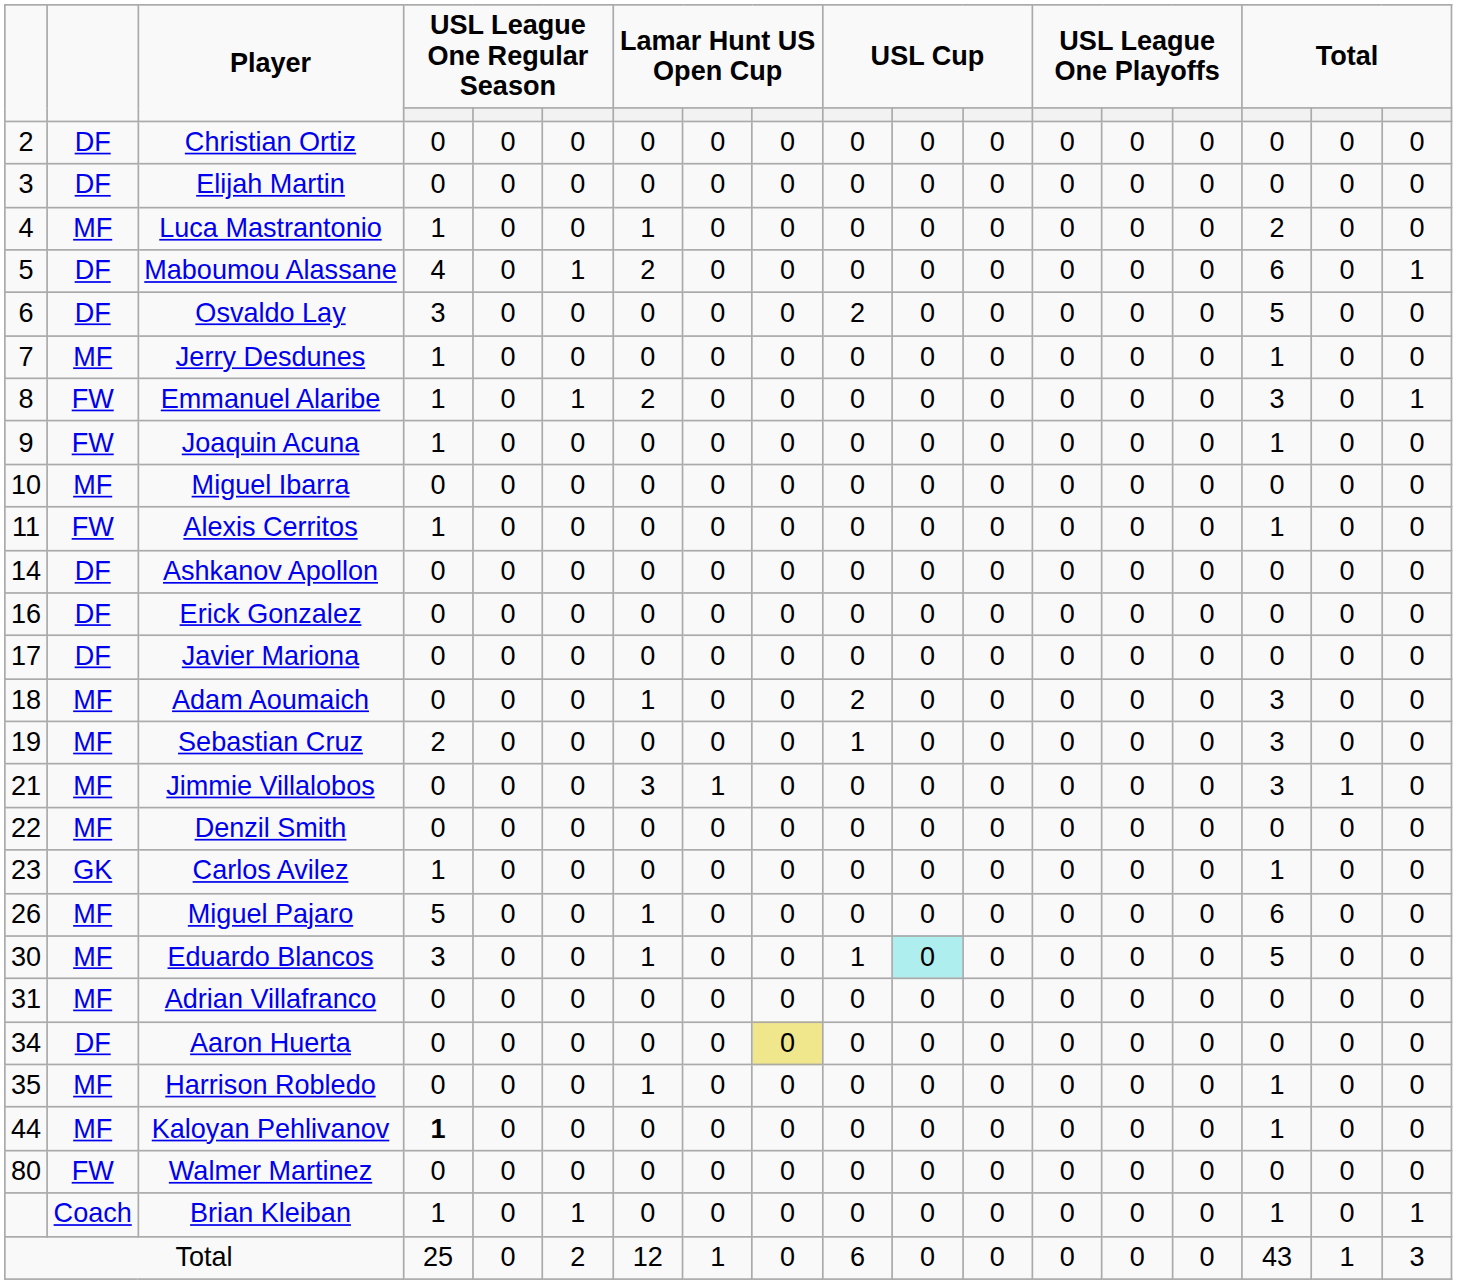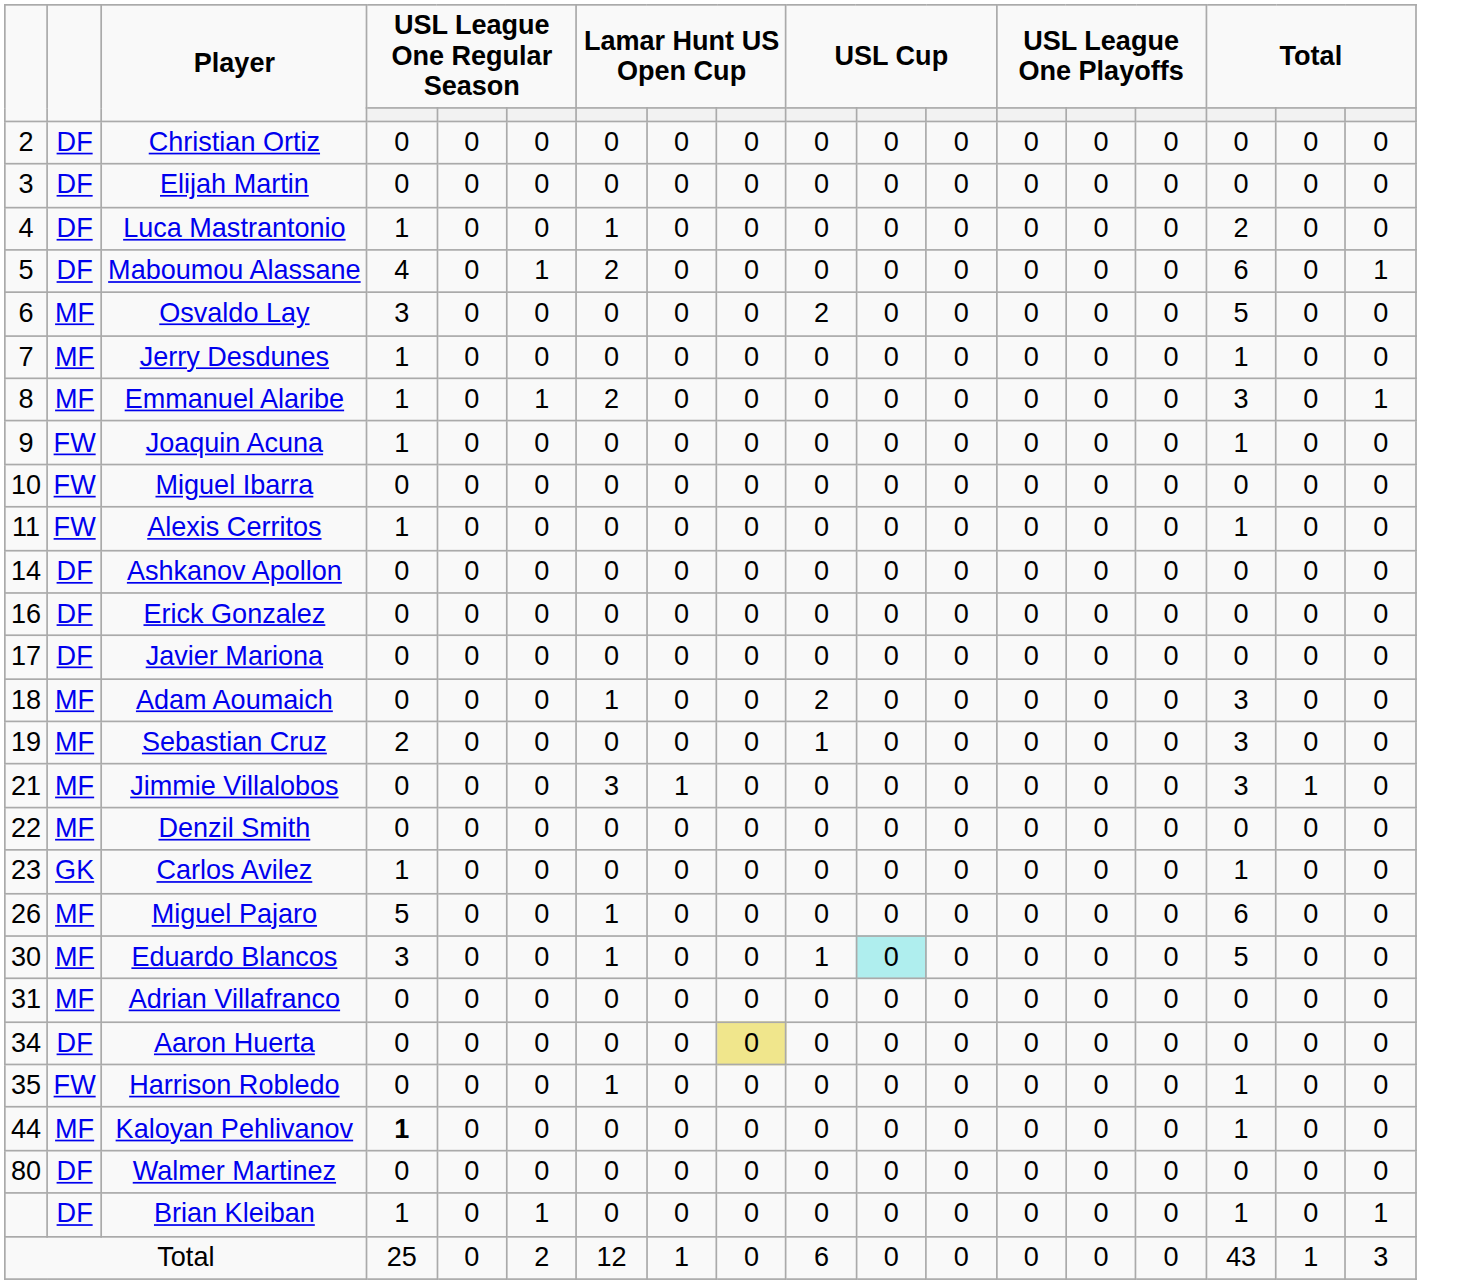(93, 227) MF -> (75, 227) DF
(93, 313) DF -> (75, 313) MF
(93, 399) FW -> (75, 399) MF
(93, 485) MF -> (75, 485) FW
(93, 1085) MF -> (75, 1085) FW
(93, 1171) FW -> (75, 1171) DF
(93, 1214) Coach -> (75, 1214) DF
